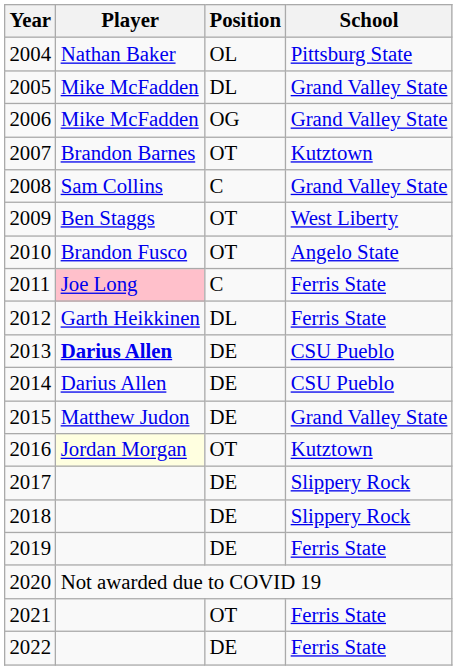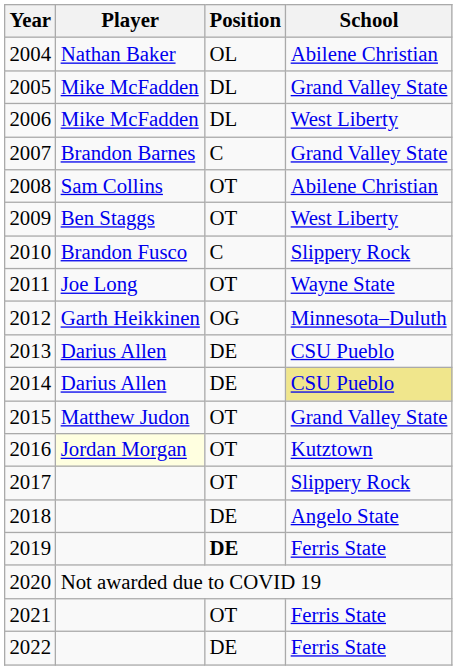(351, 53) Pittsburg State -> (364, 53) Abilene Christian
(224, 119) OG -> (223, 119) DL
(369, 119) Grand Valley State -> (344, 119) West Liberty
(223, 152) OT -> (216, 152) C
(332, 152) Kutztown -> (369, 152) Grand Valley State
(216, 185) C -> (223, 185) OT
(369, 185) Grand Valley State -> (364, 185) Abilene Christian
(223, 251) OT -> (216, 251) C
(345, 251) Angelo State -> (350, 251) Slippery Rock
(99, 284) pink background -> (99, 284) no background
(216, 284) C -> (223, 284) OT
(338, 284) Ferris State -> (343, 284) Wayne State
(223, 317) DL -> (224, 317) OG
(338, 317) Ferris State -> (369, 317) Minnesota–Duluth
(116, 350) bold -> (113, 350) normal
(342, 383) no background -> (342, 383) khaki background
(223, 416) DE -> (223, 416) OT
(223, 482) DE -> (223, 482) OT
(350, 515) Slippery Rock -> (345, 515) Angelo State
(223, 548) normal -> (224, 548) bold
